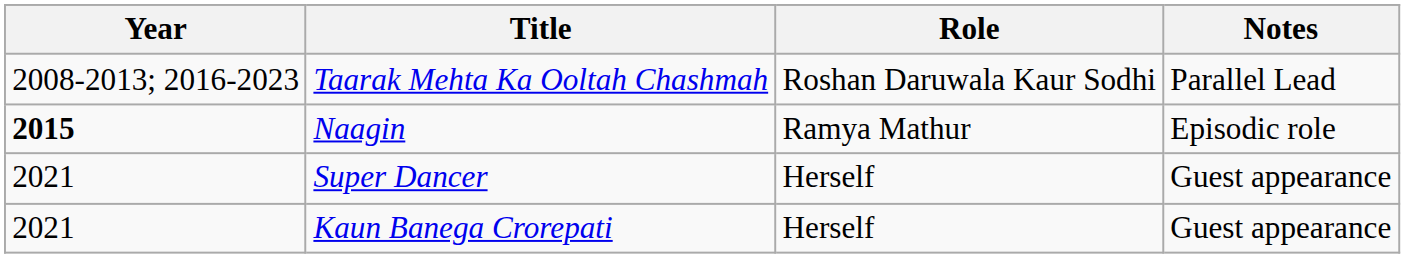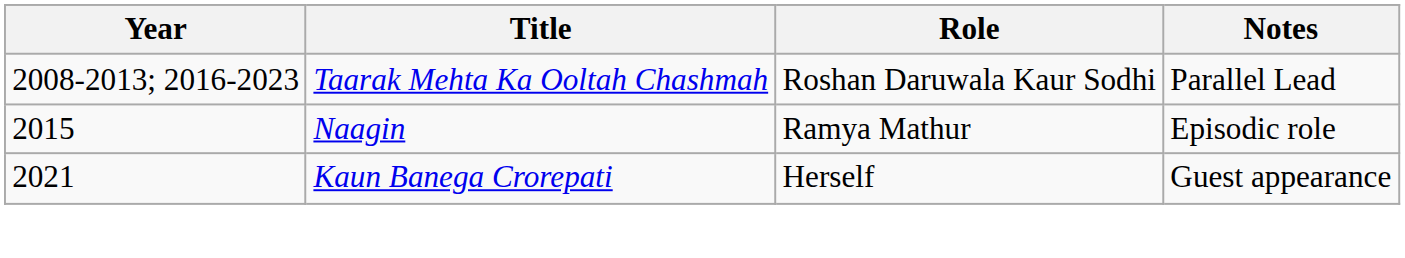(43, 128) bold -> (43, 128) normal
- row: (400, 177)
